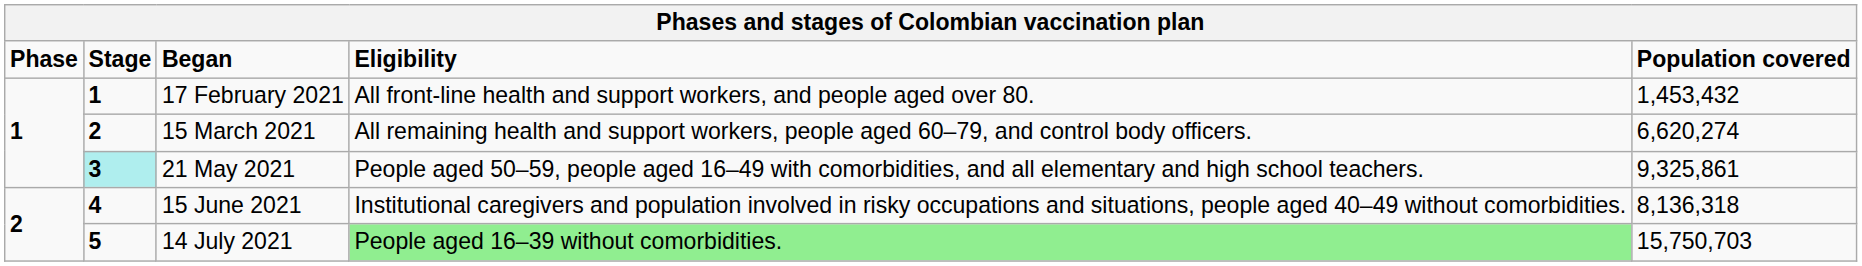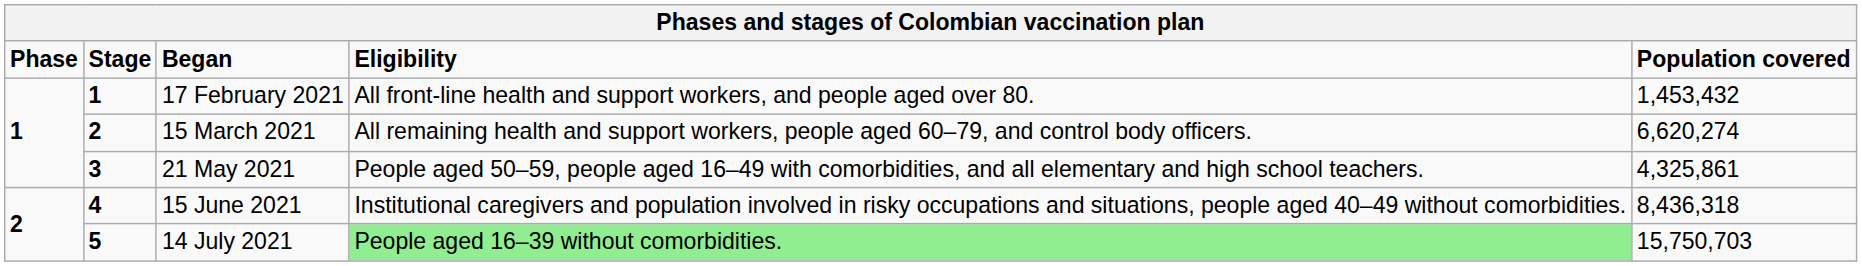(95, 168) paleturquoise background -> (95, 168) no background
(1688, 168) 9,325,861 -> (1688, 168) 4,325,861
(1688, 205) 8,136,318 -> (1688, 205) 8,436,318
